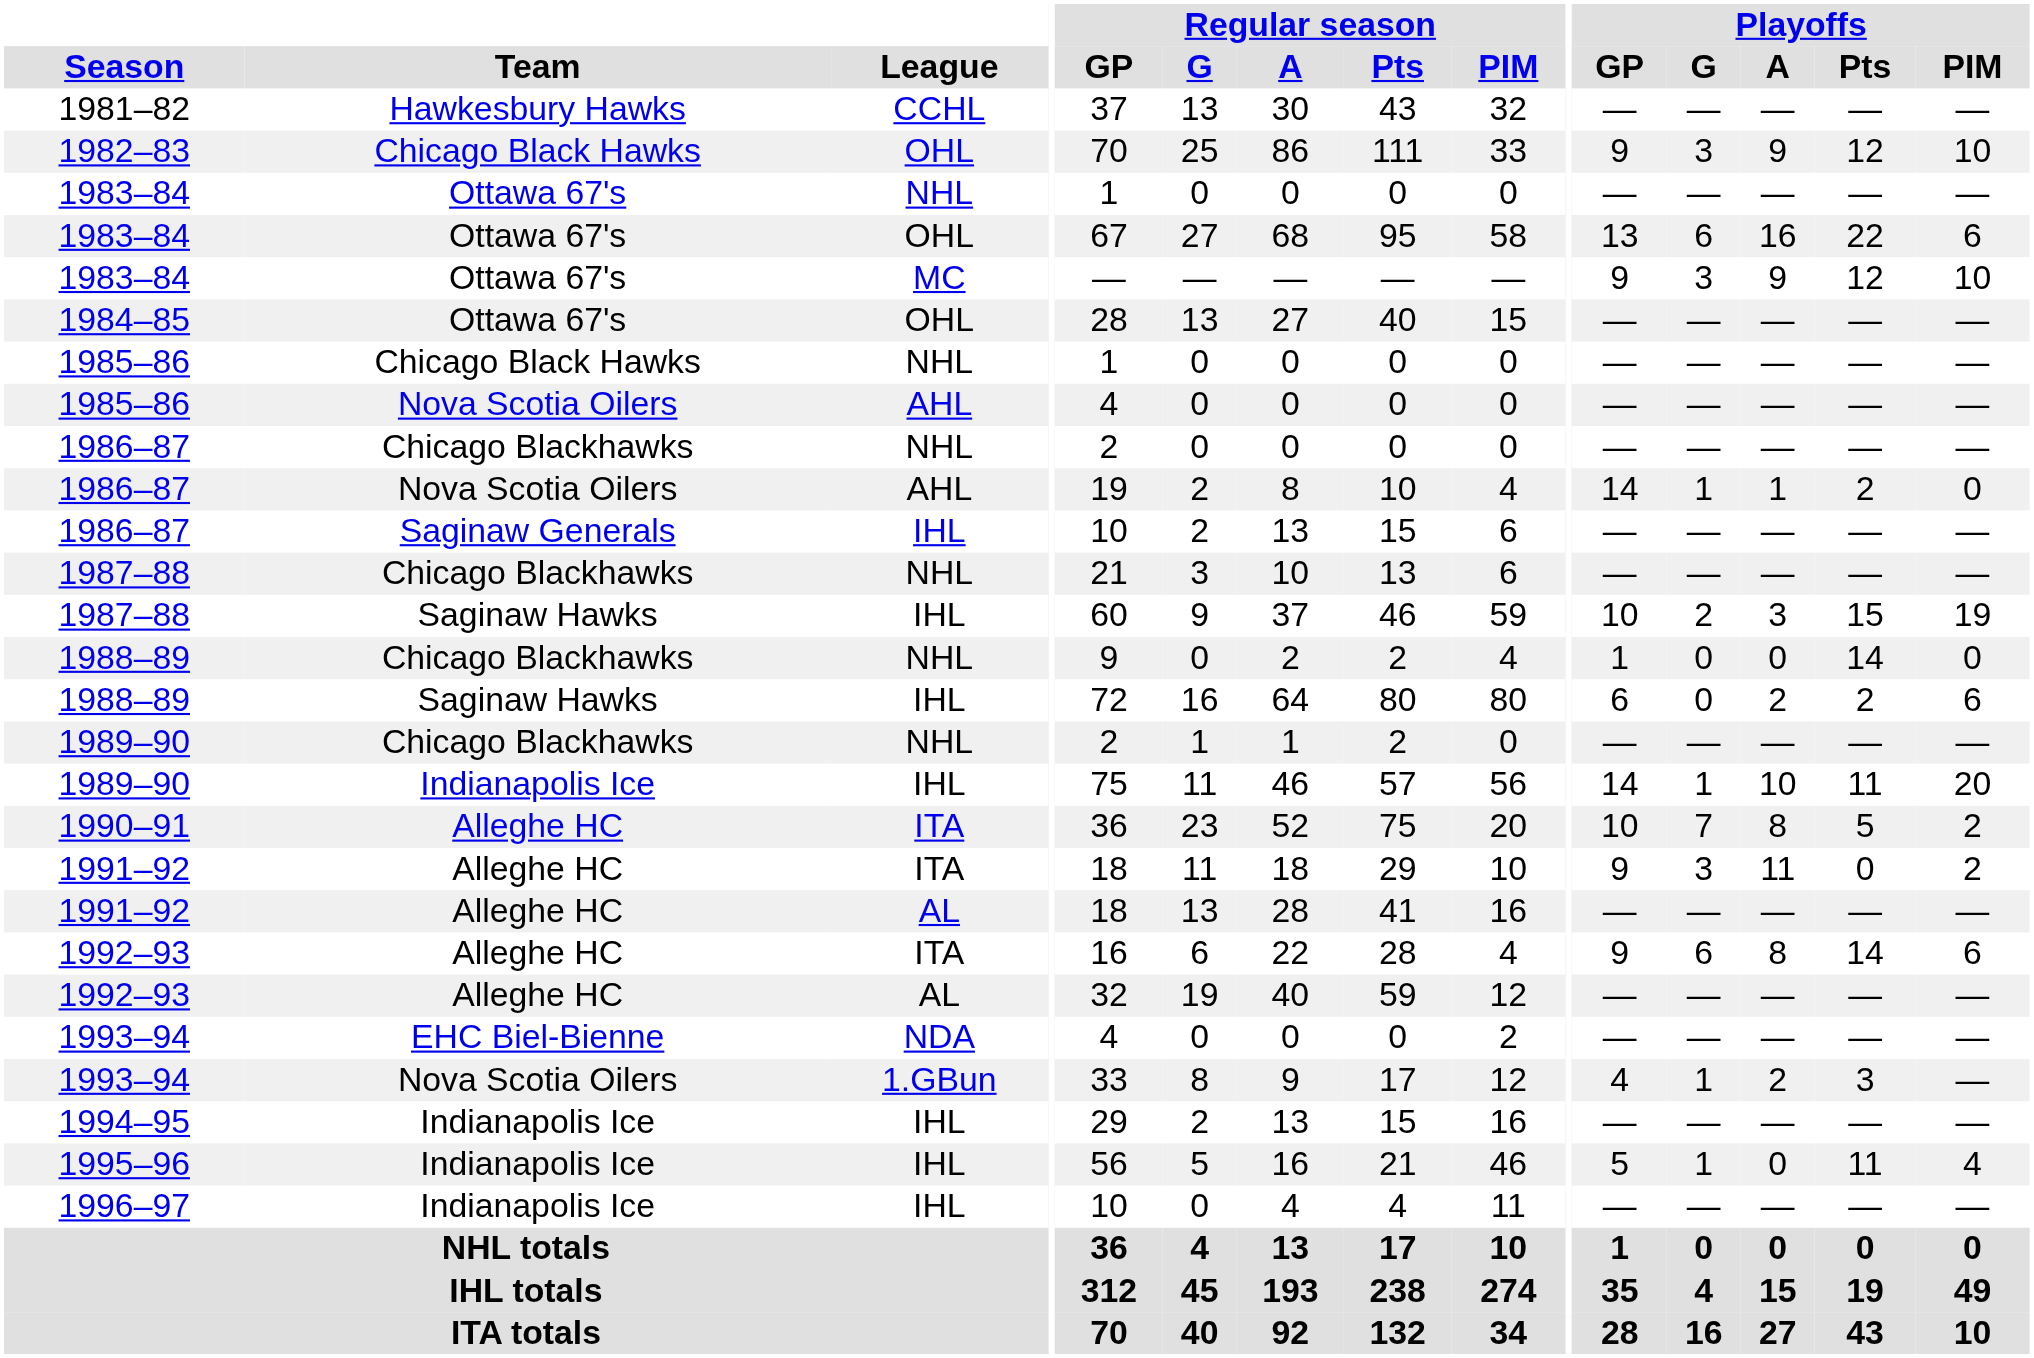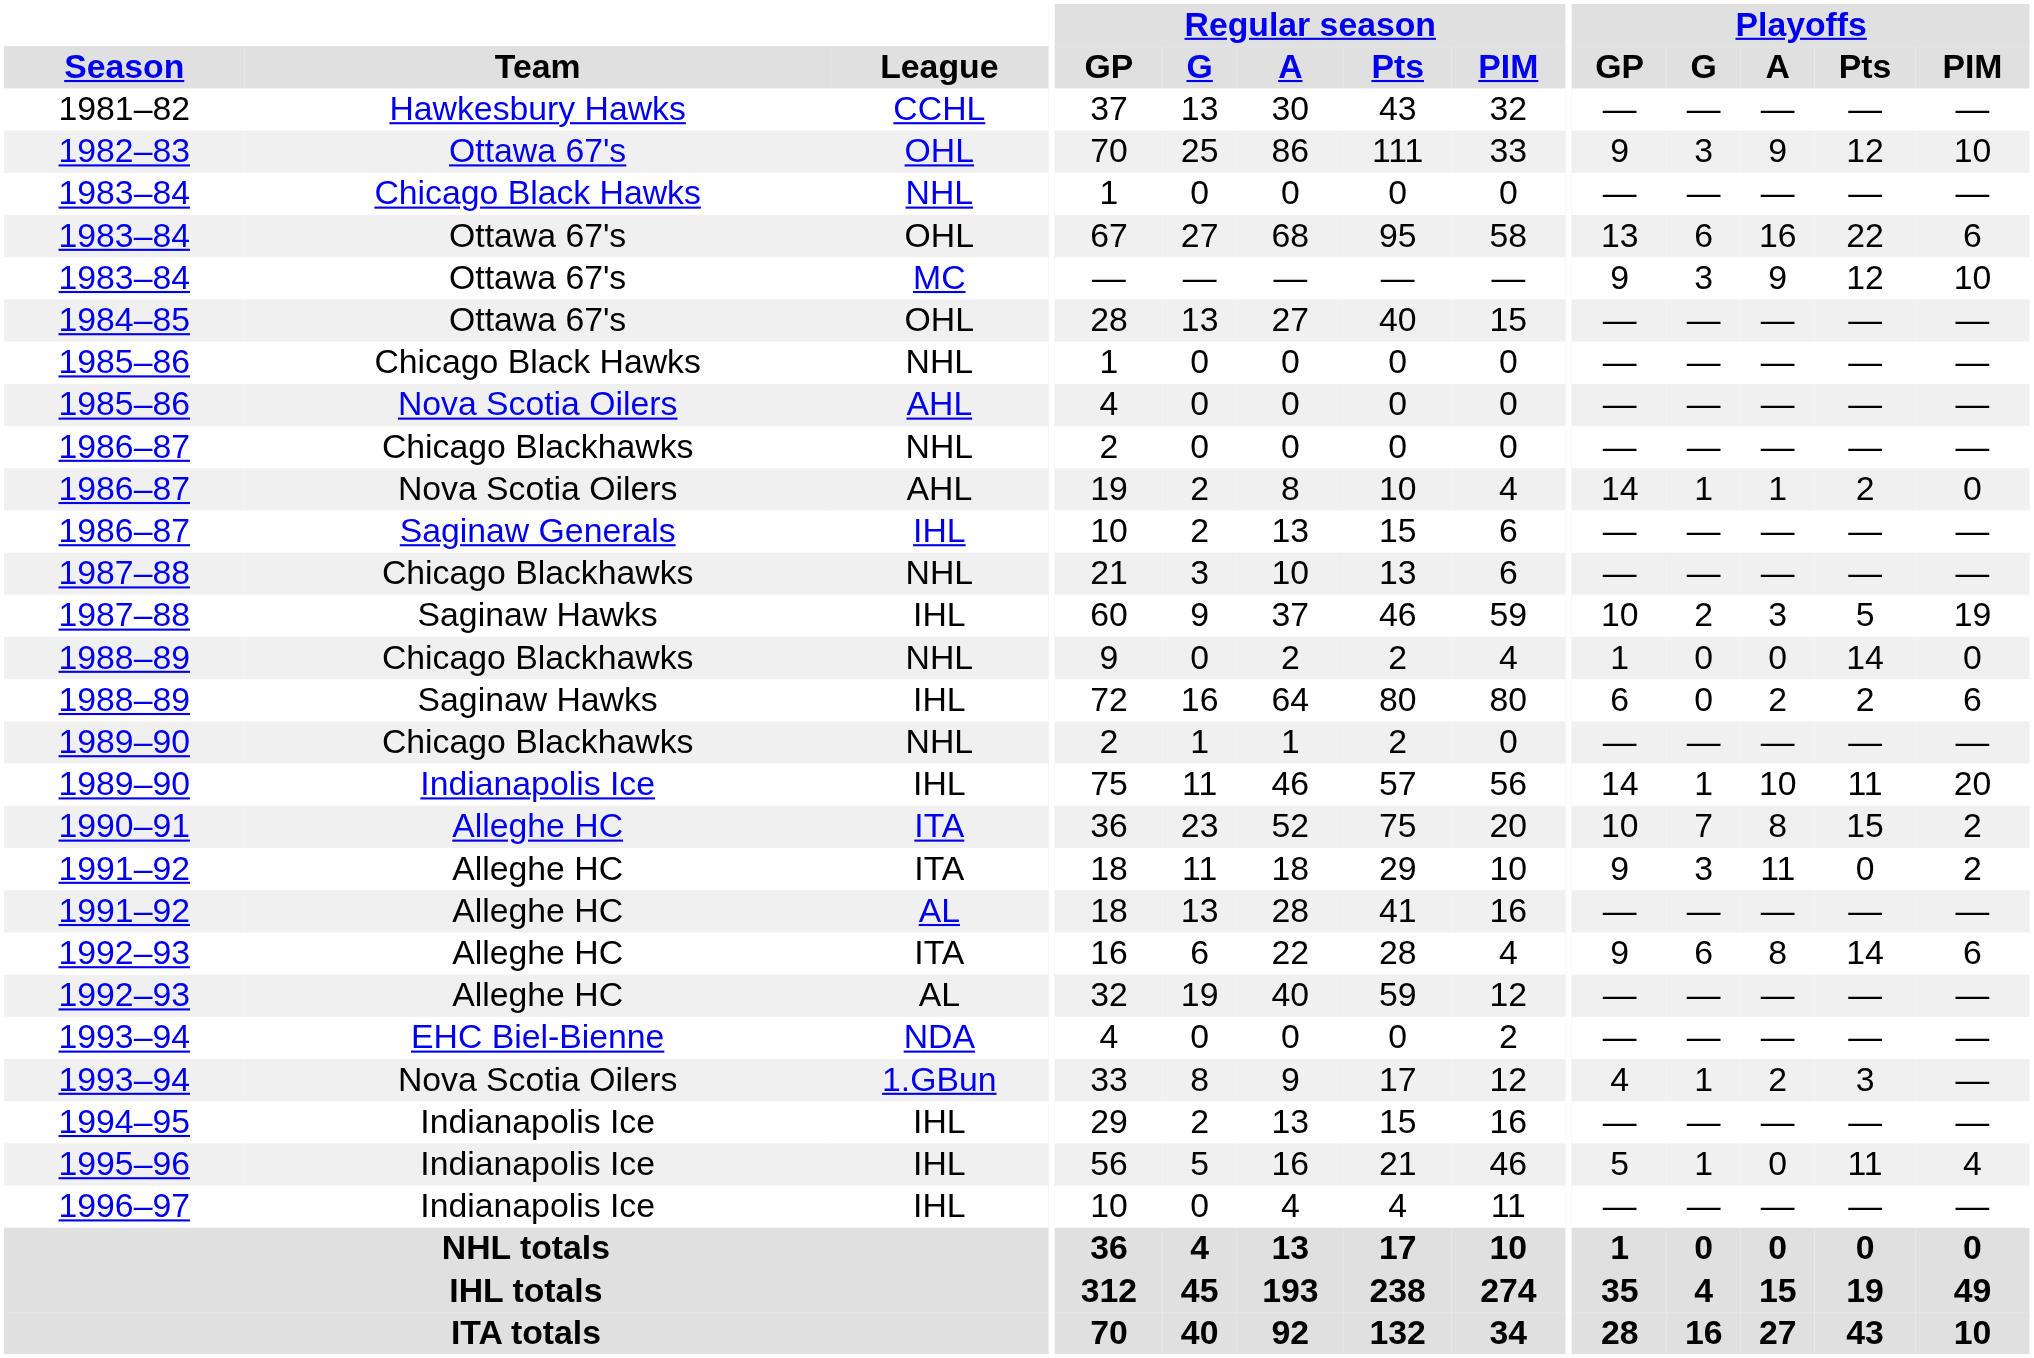(538, 151) Chicago Black Hawks -> (538, 151) Ottawa 67's
(538, 193) Ottawa 67's -> (538, 193) Chicago Black Hawks
(1865, 615) 15 -> (1865, 615) 5
(1865, 826) 5 -> (1865, 826) 15
